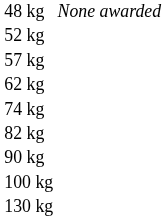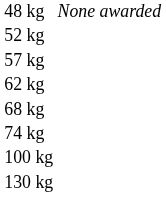+ row: (24, 108)
- row: (24, 133)
- row: (24, 157)
